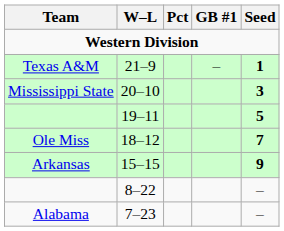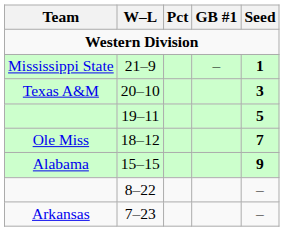(61, 66) Texas A&M -> (61, 66) Mississippi State
(61, 91) Mississippi State -> (61, 91) Texas A&M
(61, 165) Arkansas -> (61, 165) Alabama
(61, 214) Alabama -> (61, 214) Arkansas
